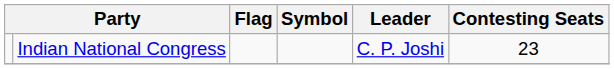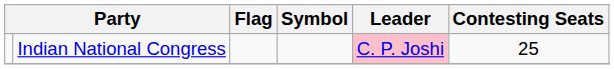(400, 48) no background -> (400, 48) pink background
(528, 48) 23 -> (528, 48) 25
